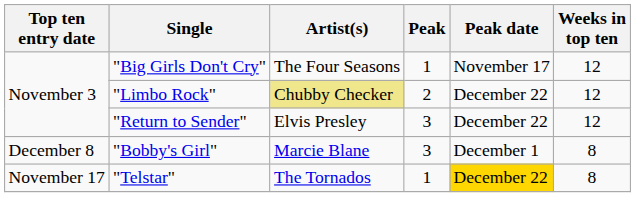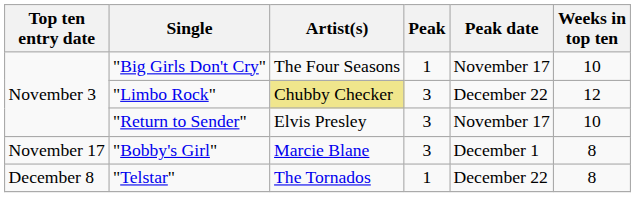(592, 66) 12 -> (592, 66) 10
(427, 94) 2 -> (427, 94) 3
(501, 121) December 22 -> (502, 121) November 17
(592, 121) 12 -> (592, 121) 10
(51, 149) December 8 -> (57, 149) November 17
(57, 177) November 17 -> (51, 177) December 8
(501, 177) gold background -> (501, 177) no background
